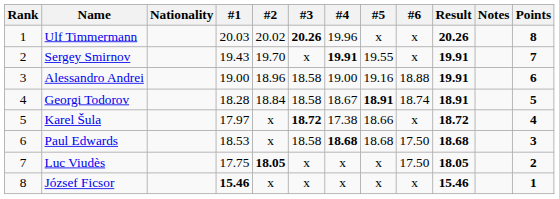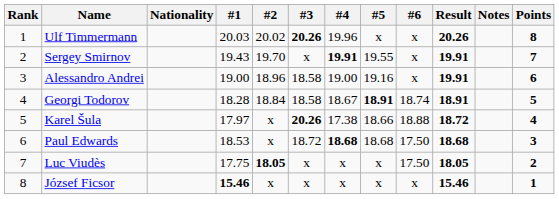(414, 78) 18.88 -> (414, 78) x
(306, 120) 18.72 -> (306, 120) 20.26
(414, 120) x -> (414, 120) 18.88
(306, 141) 18.58 -> (306, 141) 18.72
